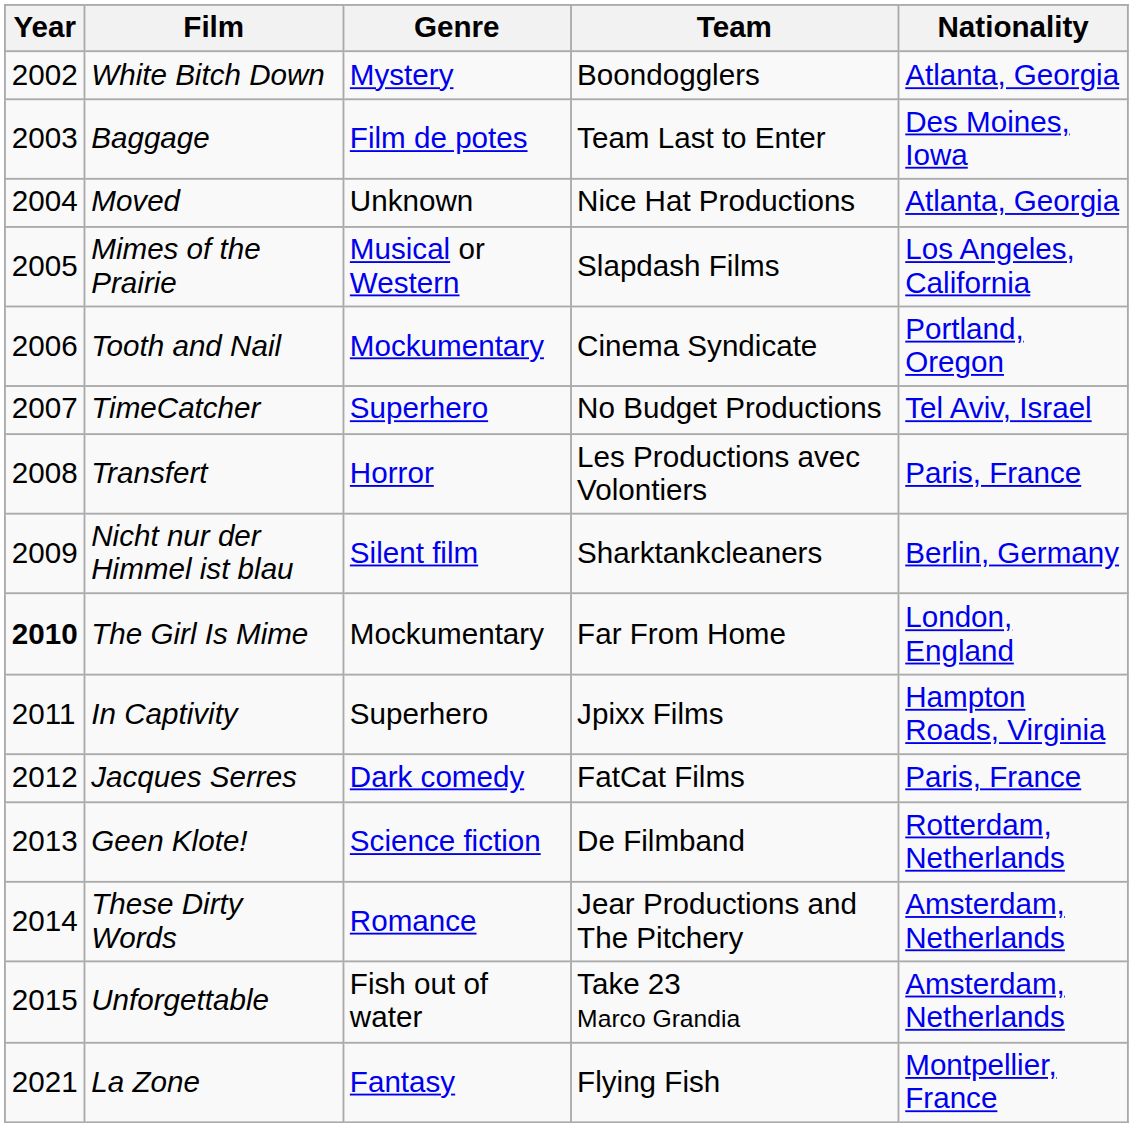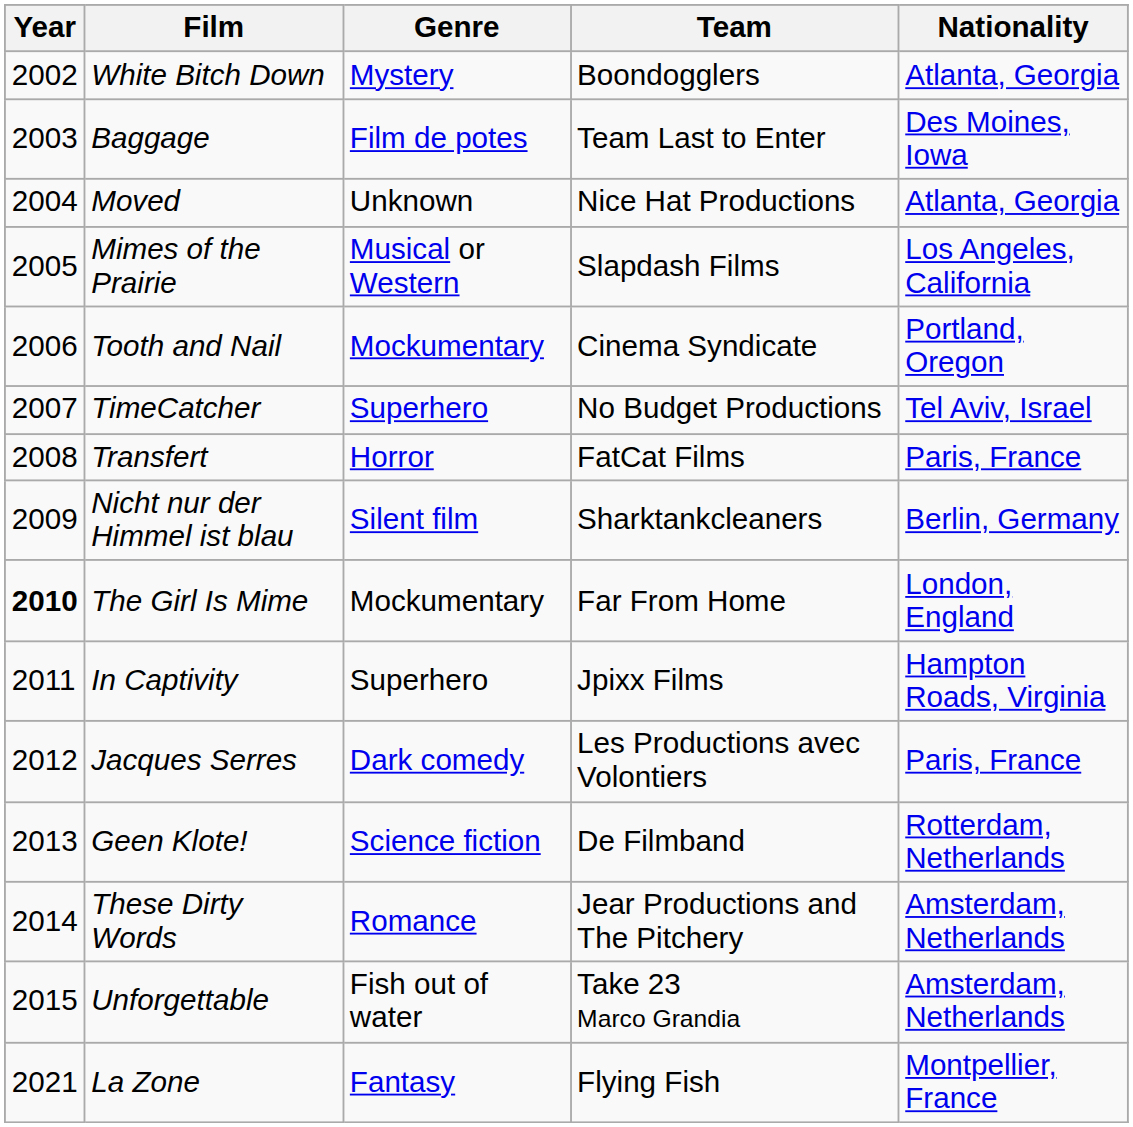(719, 473) Les Productions avec Volontiers -> (661, 456) FatCat Films
(661, 777) FatCat Films -> (719, 760) Les Productions avec Volontiers
